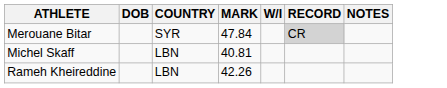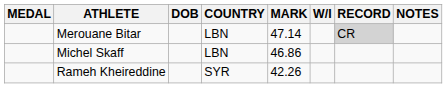+ column: (29, 14)
(168, 33) SYR -> (216, 33) LBN
(236, 33) 47.84 -> (286, 33) 47.14
(236, 53) 40.81 -> (286, 53) 46.86
(167, 72) LBN -> (217, 72) SYR
